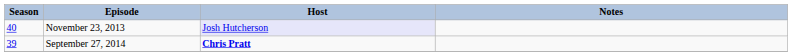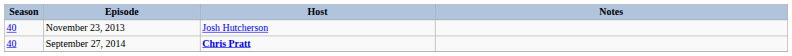(235, 28) lavender background -> (235, 28) no background
(12, 43) 39 -> (12, 43) 40
